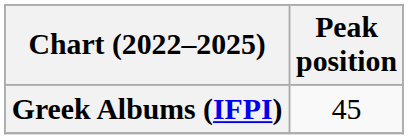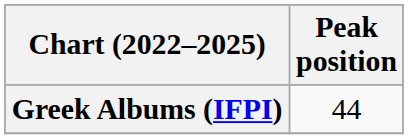(347, 108) 45 -> (347, 108) 44
